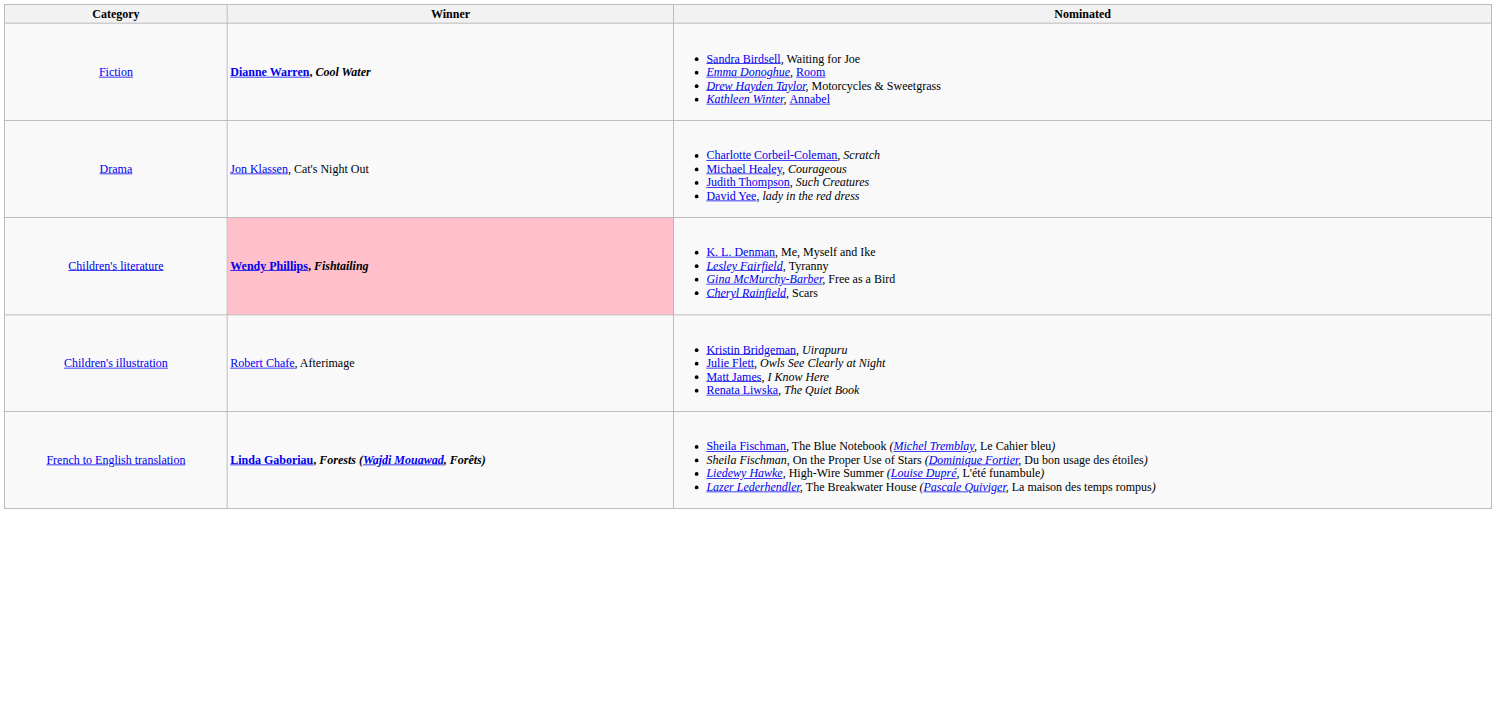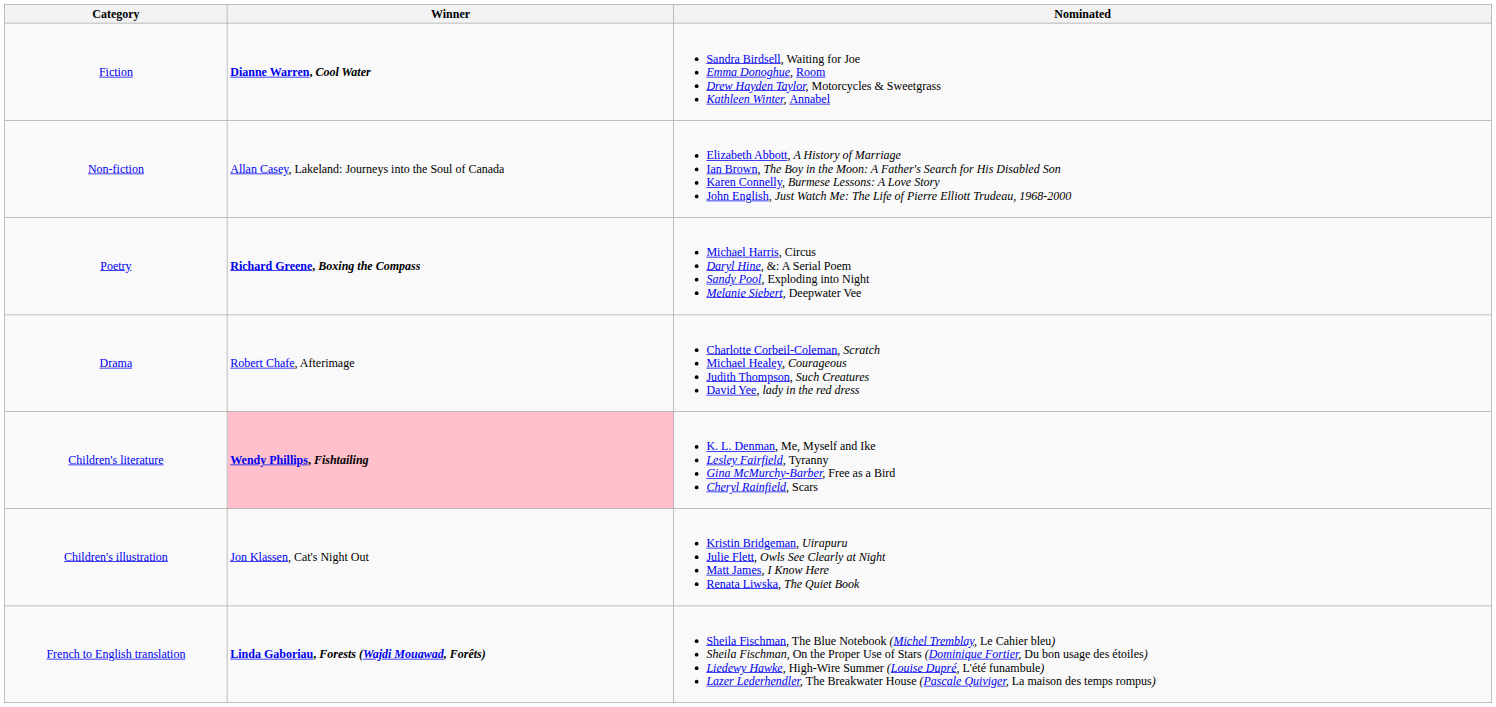+ row: (116, 169)
+ row: (116, 266)
(299, 169) Jon Klassen, Cat's Night Out -> (292, 363) Robert Chafe, Afterimage
(292, 363) Robert Chafe, Afterimage -> (299, 557) Jon Klassen, Cat's Night Out
